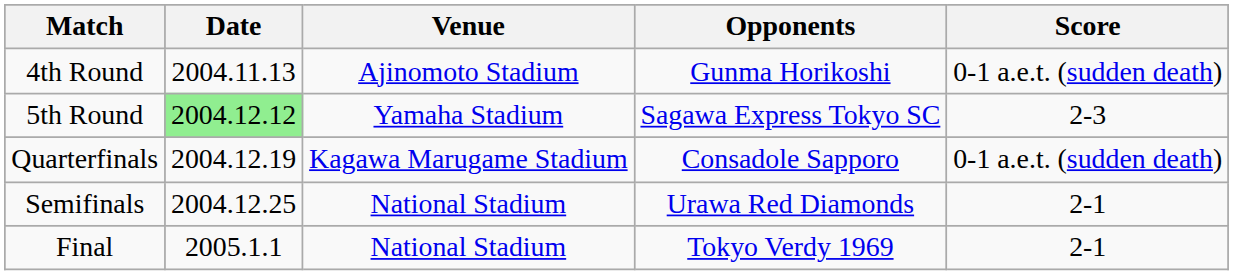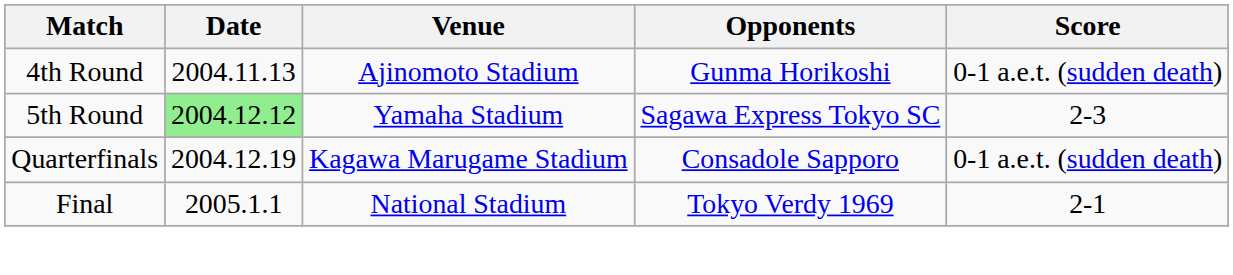- row: (85, 203)
